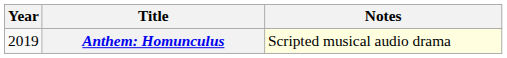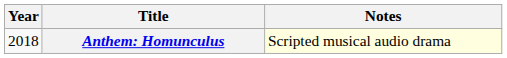(23, 41) 2019 -> (23, 41) 2018
